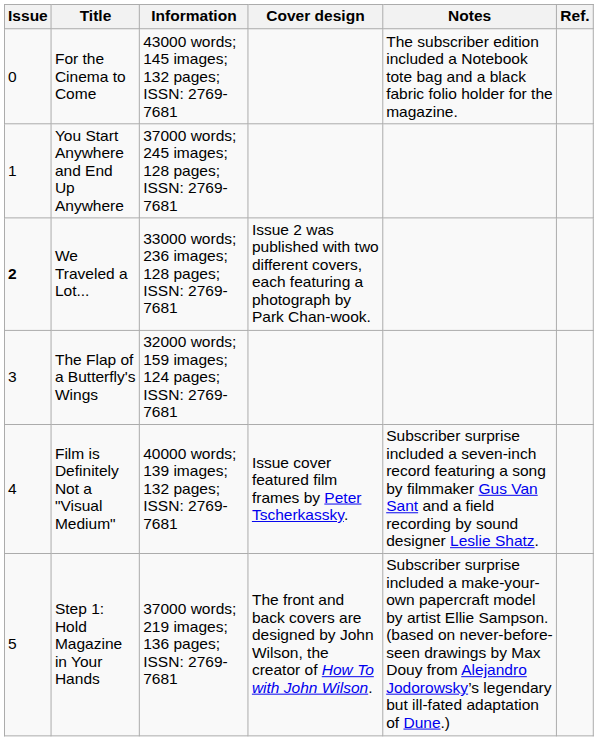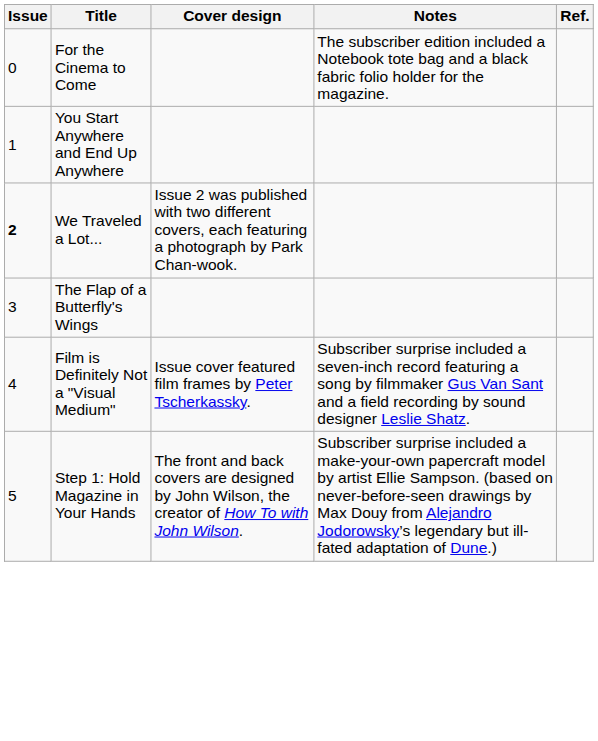- column: (194, 16)
